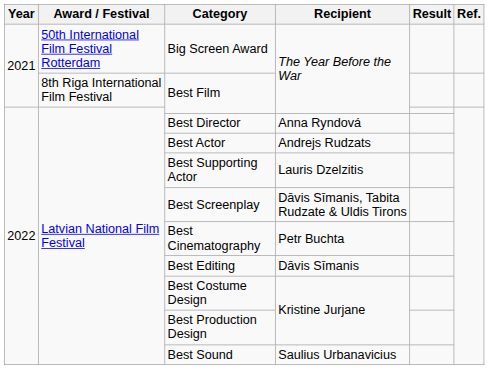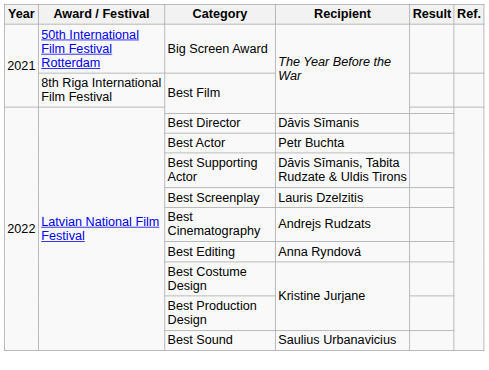(320, 123) Anna Ryndová -> (319, 123) Dāvis Sīmanis
(325, 143) Andrejs Rudzats -> (311, 143) Petr Buchta
(321, 170) Lauris Dzelzitis -> (342, 170) Dāvis Sīmanis, Tabita Rudzate & Uldis Tirons
(342, 204) Dāvis Sīmanis, Tabita Rudzate & Uldis Tirons -> (321, 197) Lauris Dzelzitis
(311, 238) Petr Buchta -> (325, 224) Andrejs Rudzats
(319, 266) Dāvis Sīmanis -> (320, 251) Anna Ryndová
